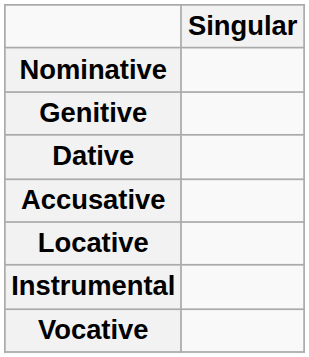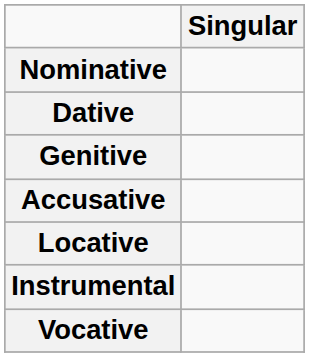rows swapped: (93, 112) <-> (93, 156)
